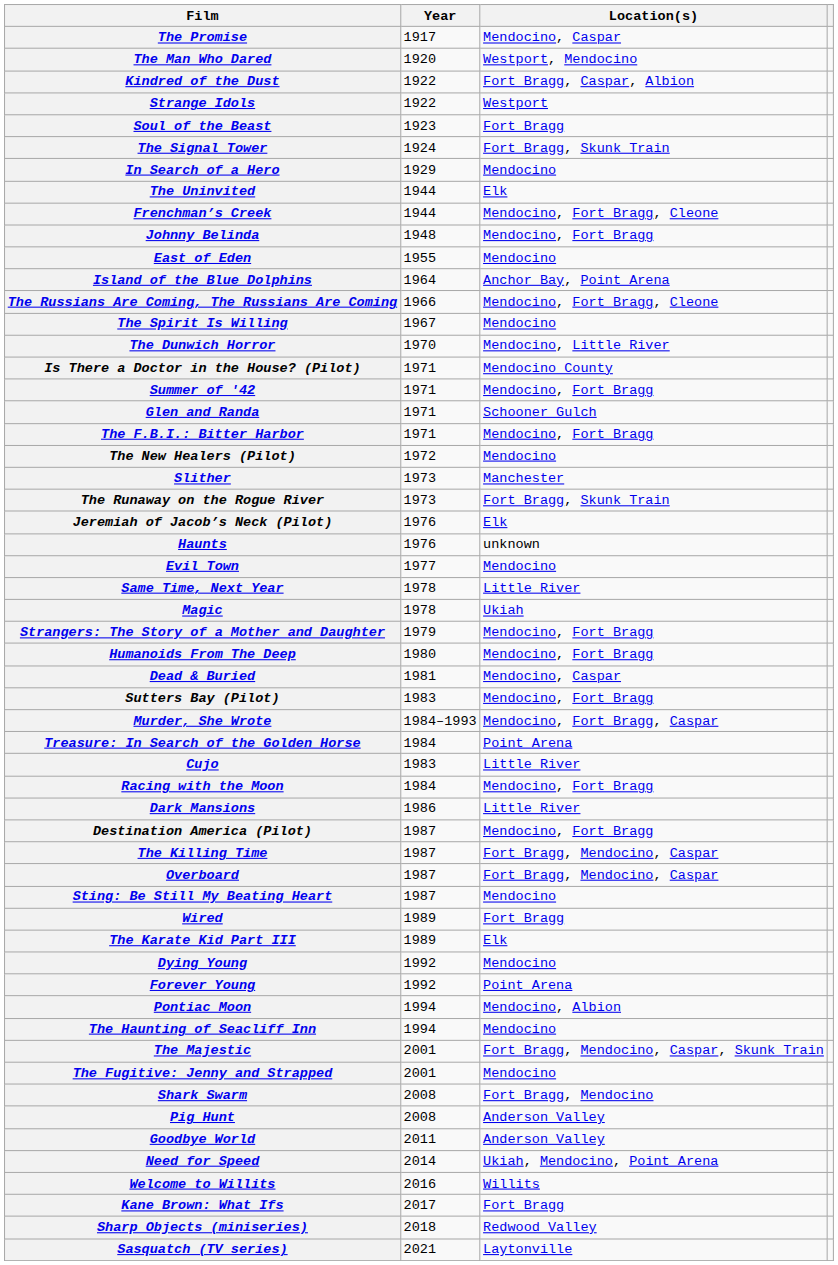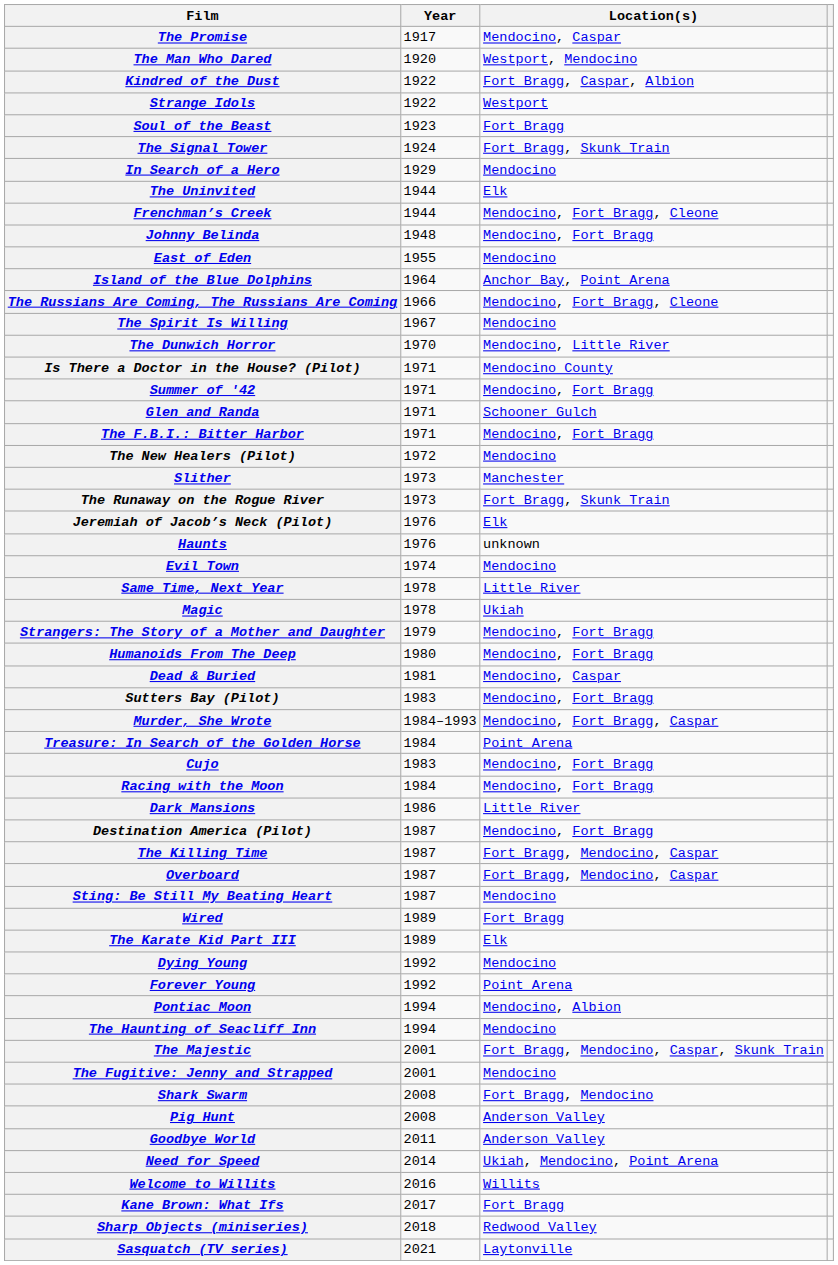(420, 566) 1977 -> (420, 566) 1974
(532, 765) Little River -> (568, 765) Mendocino, Fort Bragg
